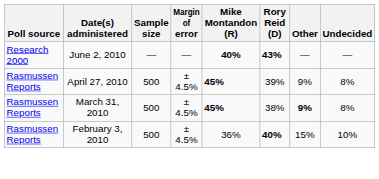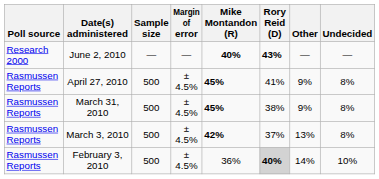(275, 81) 39% -> (275, 81) 41%
(305, 108) bold -> (305, 108) normal
+ row: (97, 134)
(272, 134) no background -> (272, 161) lightgrey background
(305, 134) 15% -> (305, 161) 14%
